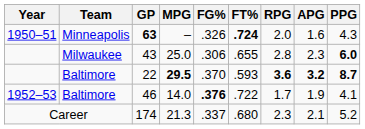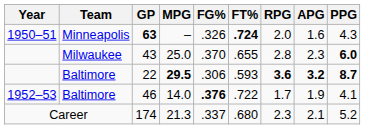(213, 55) .306 -> (213, 55) .370
(213, 75) .370 -> (213, 75) .306
